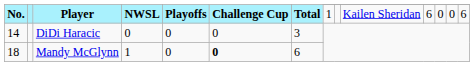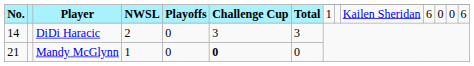(127, 33) 0 -> (127, 33) 2
(215, 33) 0 -> (215, 33) 3
(13, 52) 18 -> (13, 52) 21
(297, 52) 6 -> (297, 52) 0
